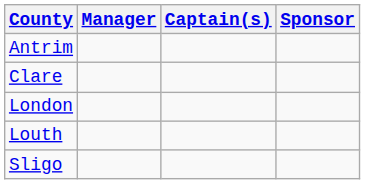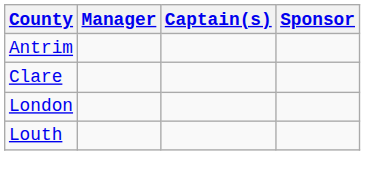- row: (36, 164)
